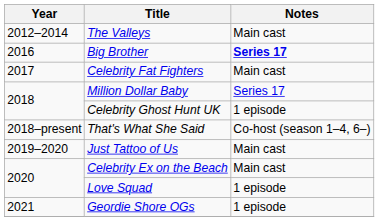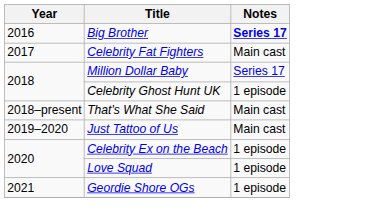- row: (119, 33)
(302, 129) Co-host (season 1–4, 6–) -> (259, 110) Main cast
(259, 168) Main cast -> (260, 149) 1 episode
